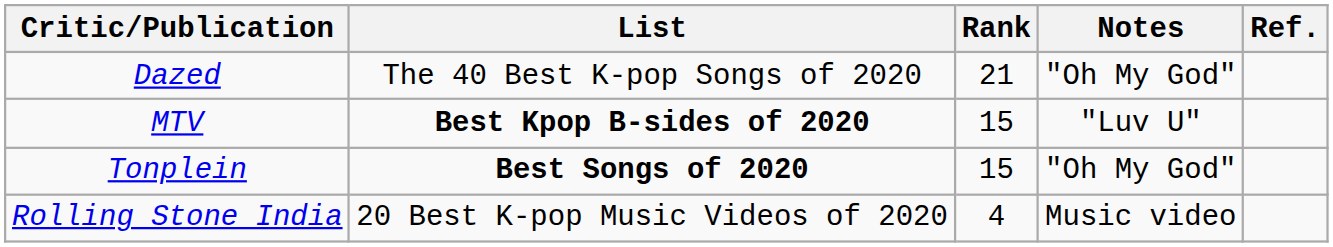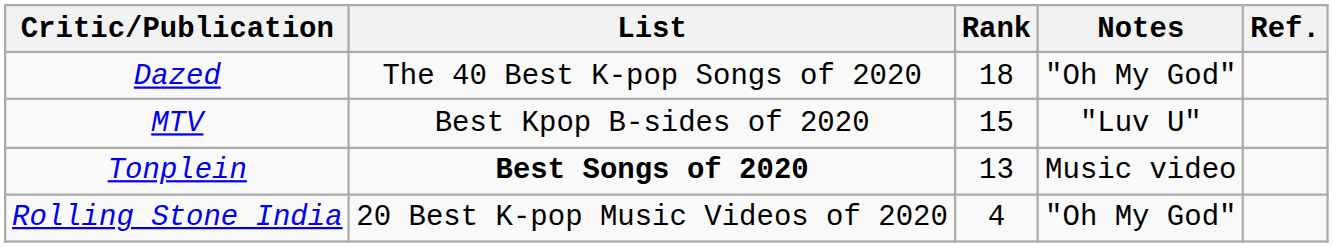(996, 76) 21 -> (996, 76) 18
(652, 123) bold -> (652, 123) normal
(996, 170) 15 -> (996, 170) 13
(1141, 170) "Oh My God" -> (1141, 170) Music video
(1141, 218) Music video -> (1141, 218) "Oh My God"
